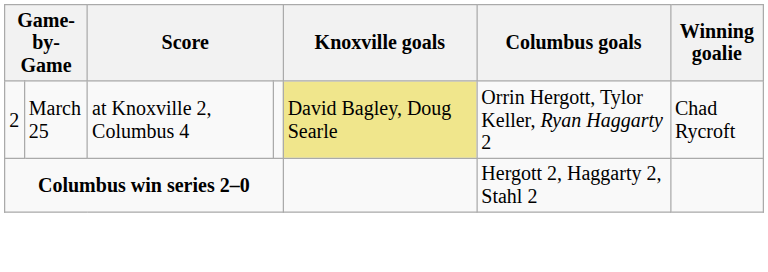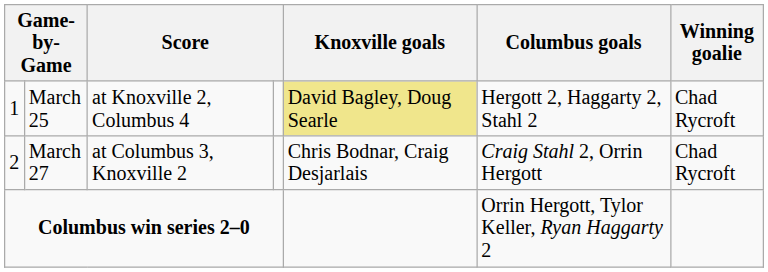(14, 119) 2 -> (14, 108) 1
(572, 119) Orrin Hergott, Tylor Keller, Ryan Haggarty 2 -> (571, 108) Hergott 2, Haggarty 2, Stahl 2
+ row: (55, 162)
(571, 185) Hergott 2, Haggarty 2, Stahl 2 -> (572, 228) Orrin Hergott, Tylor Keller, Ryan Haggarty 2
